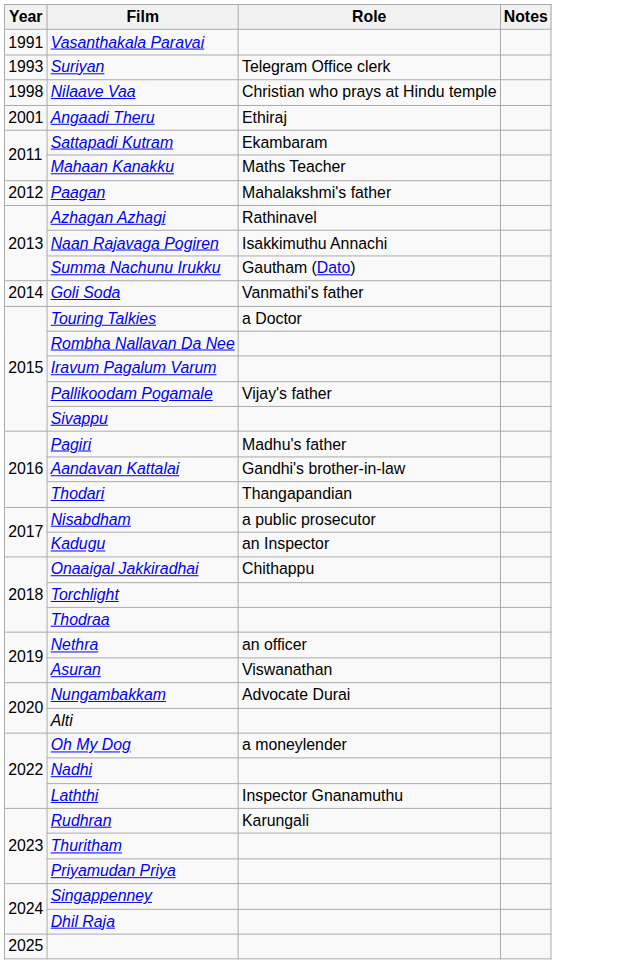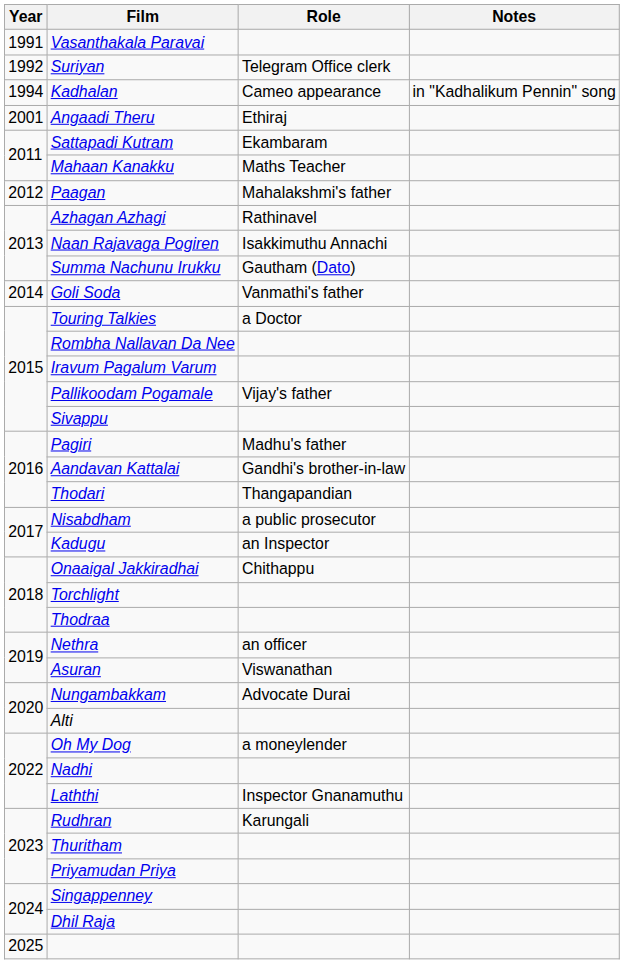(26, 67) 1993 -> (26, 67) 1992
+ row: (84, 92)
- row: (93, 92)
